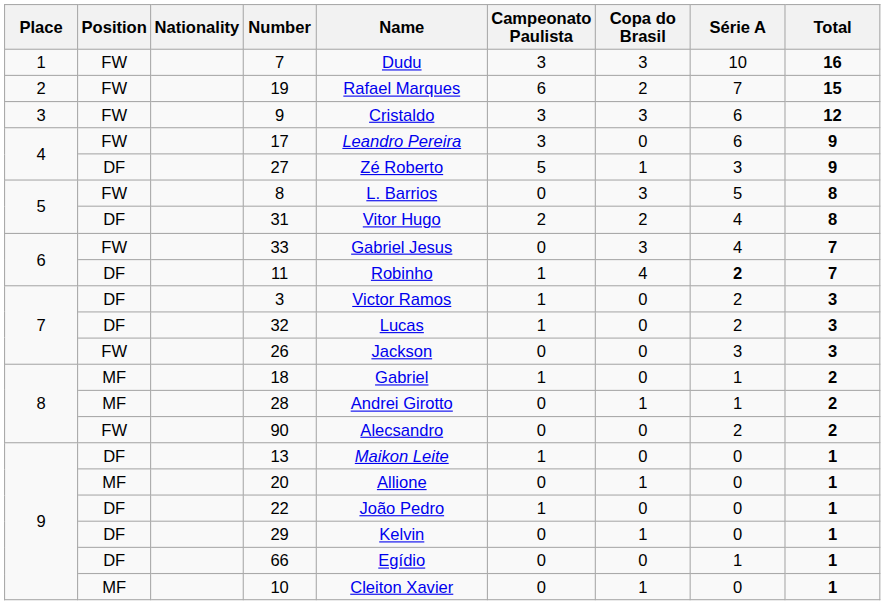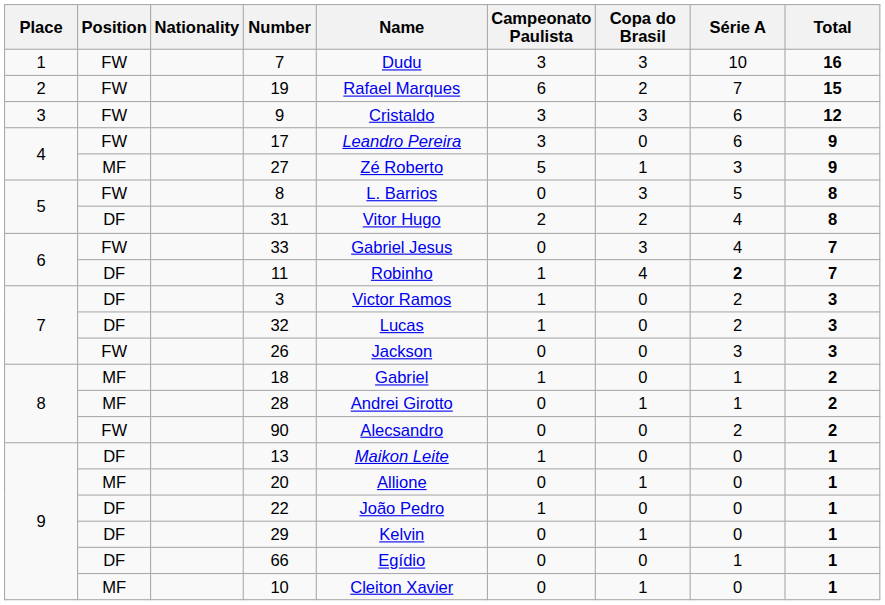(114, 168) DF -> (114, 168) MF
